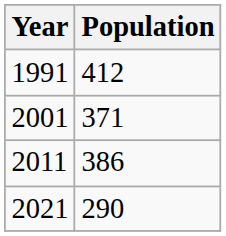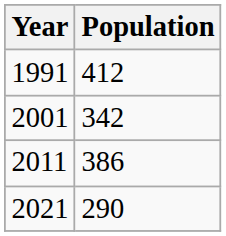(103, 117) 371 -> (103, 117) 342
